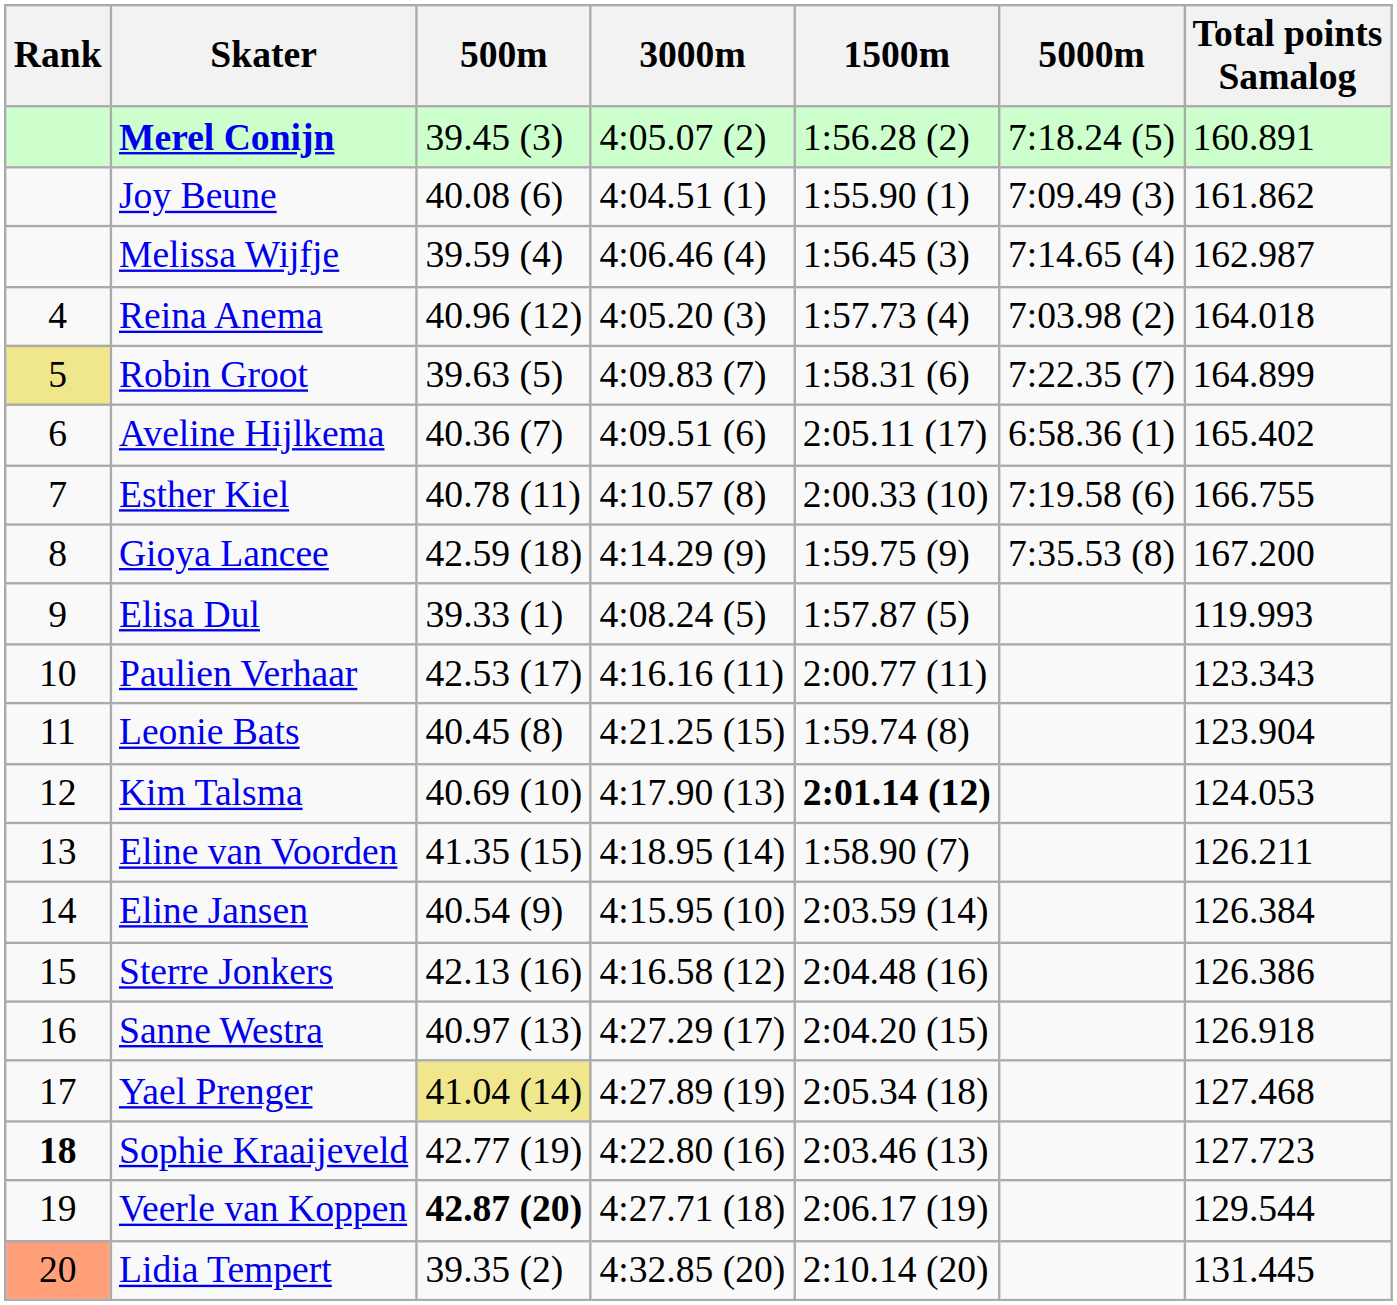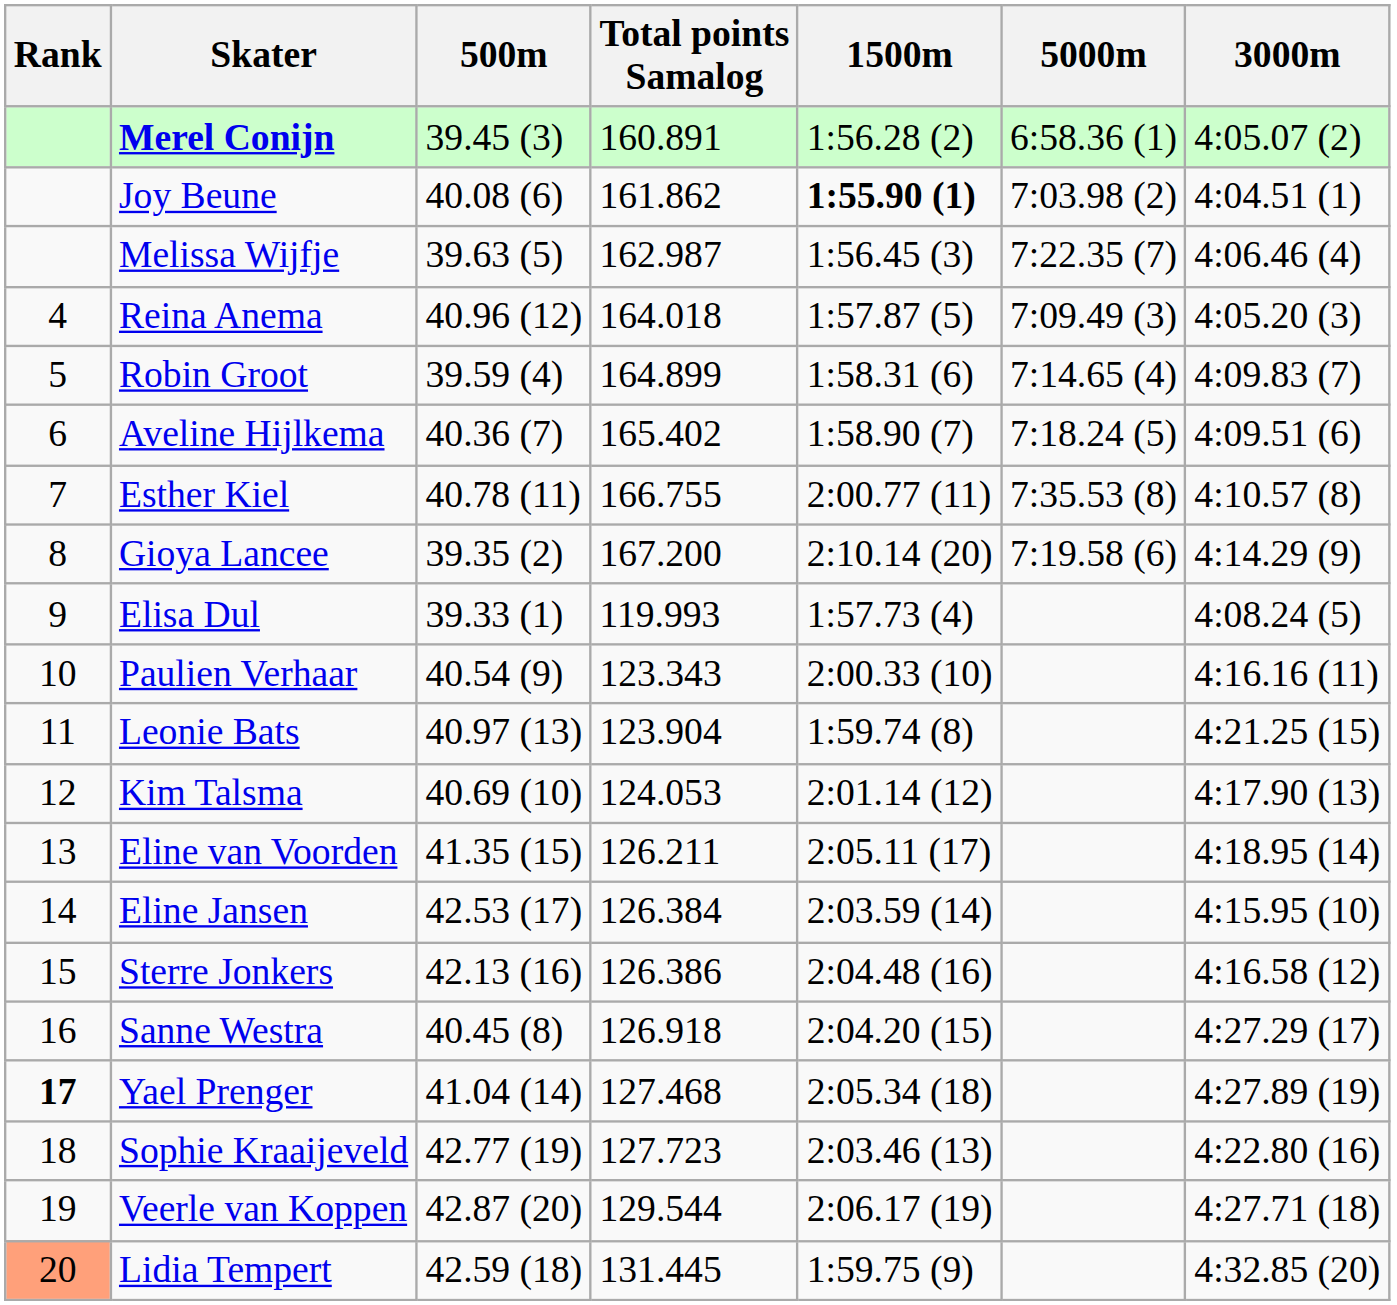columns swapped: (692, 55) <-> (1287, 55)
(1092, 136) 7:18.24 (5) -> (1093, 136) 6:58.36 (1)
(886, 195) normal -> (891, 195) bold
(1092, 195) 7:09.49 (3) -> (1093, 195) 7:03.98 (2)
(494, 255) 39.59 (4) -> (494, 255) 39.63 (5)
(1092, 255) 7:14.65 (4) -> (1093, 255) 7:22.35 (7)
(886, 315) 1:57.73 (4) -> (890, 315) 1:57.87 (5)
(1092, 315) 7:03.98 (2) -> (1093, 315) 7:09.49 (3)
(58, 374) khaki background -> (58, 374) no background
(494, 374) 39.63 (5) -> (494, 374) 39.59 (4)
(1092, 374) 7:22.35 (7) -> (1093, 374) 7:14.65 (4)
(895, 434) 2:05.11 (17) -> (890, 434) 1:58.90 (7)
(1092, 434) 6:58.36 (1) -> (1093, 434) 7:18.24 (5)
(896, 494) 2:00.33 (10) -> (899, 494) 2:00.77 (11)
(1092, 494) 7:19.58 (6) -> (1093, 494) 7:35.53 (8)
(504, 553) 42.59 (18) -> (494, 553) 39.35 (2)
(886, 553) 1:59.75 (9) -> (900, 553) 2:10.14 (20)
(1092, 553) 7:35.53 (8) -> (1093, 553) 7:19.58 (6)
(886, 613) 1:57.87 (5) -> (890, 613) 1:57.73 (4)
(504, 672) 42.53 (17) -> (494, 672) 40.54 (9)
(895, 672) 2:00.77 (11) -> (900, 672) 2:00.33 (10)
(494, 732) 40.45 (8) -> (504, 732) 40.97 (13)
(897, 792) bold -> (900, 792) normal
(886, 851) 1:58.90 (7) -> (899, 851) 2:05.11 (17)
(494, 911) 40.54 (9) -> (504, 911) 42.53 (17)
(504, 1030) 40.97 (13) -> (494, 1030) 40.45 (8)
(58, 1090) normal -> (58, 1090) bold
(504, 1090) khaki background -> (504, 1090) no background
(58, 1149) bold -> (58, 1149) normal
(504, 1209) bold -> (504, 1209) normal
(494, 1269) 39.35 (2) -> (504, 1269) 42.59 (18)
(896, 1269) 2:10.14 (20) -> (890, 1269) 1:59.75 (9)
